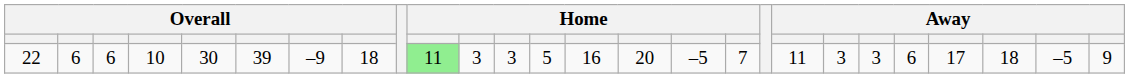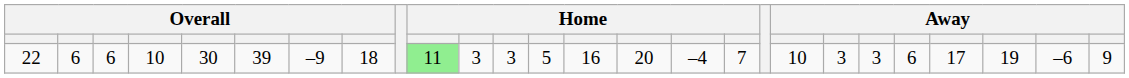(698, 58) –5 -> (697, 58) –4
(797, 58) 11 -> (797, 58) 10
(1009, 58) 18 -> (1009, 58) 19
(1063, 58) –5 -> (1063, 58) –6
